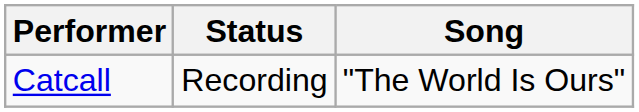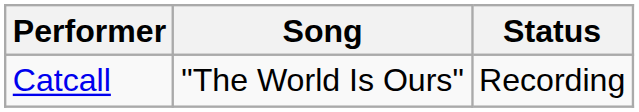columns swapped: (484, 30) <-> (254, 30)
